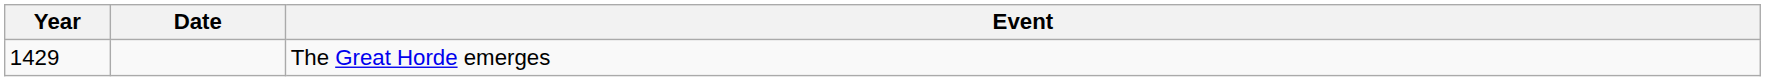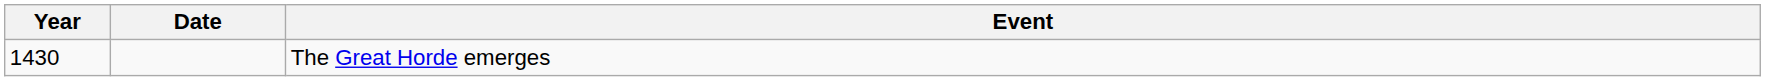(35, 57) 1429 -> (35, 57) 1430
